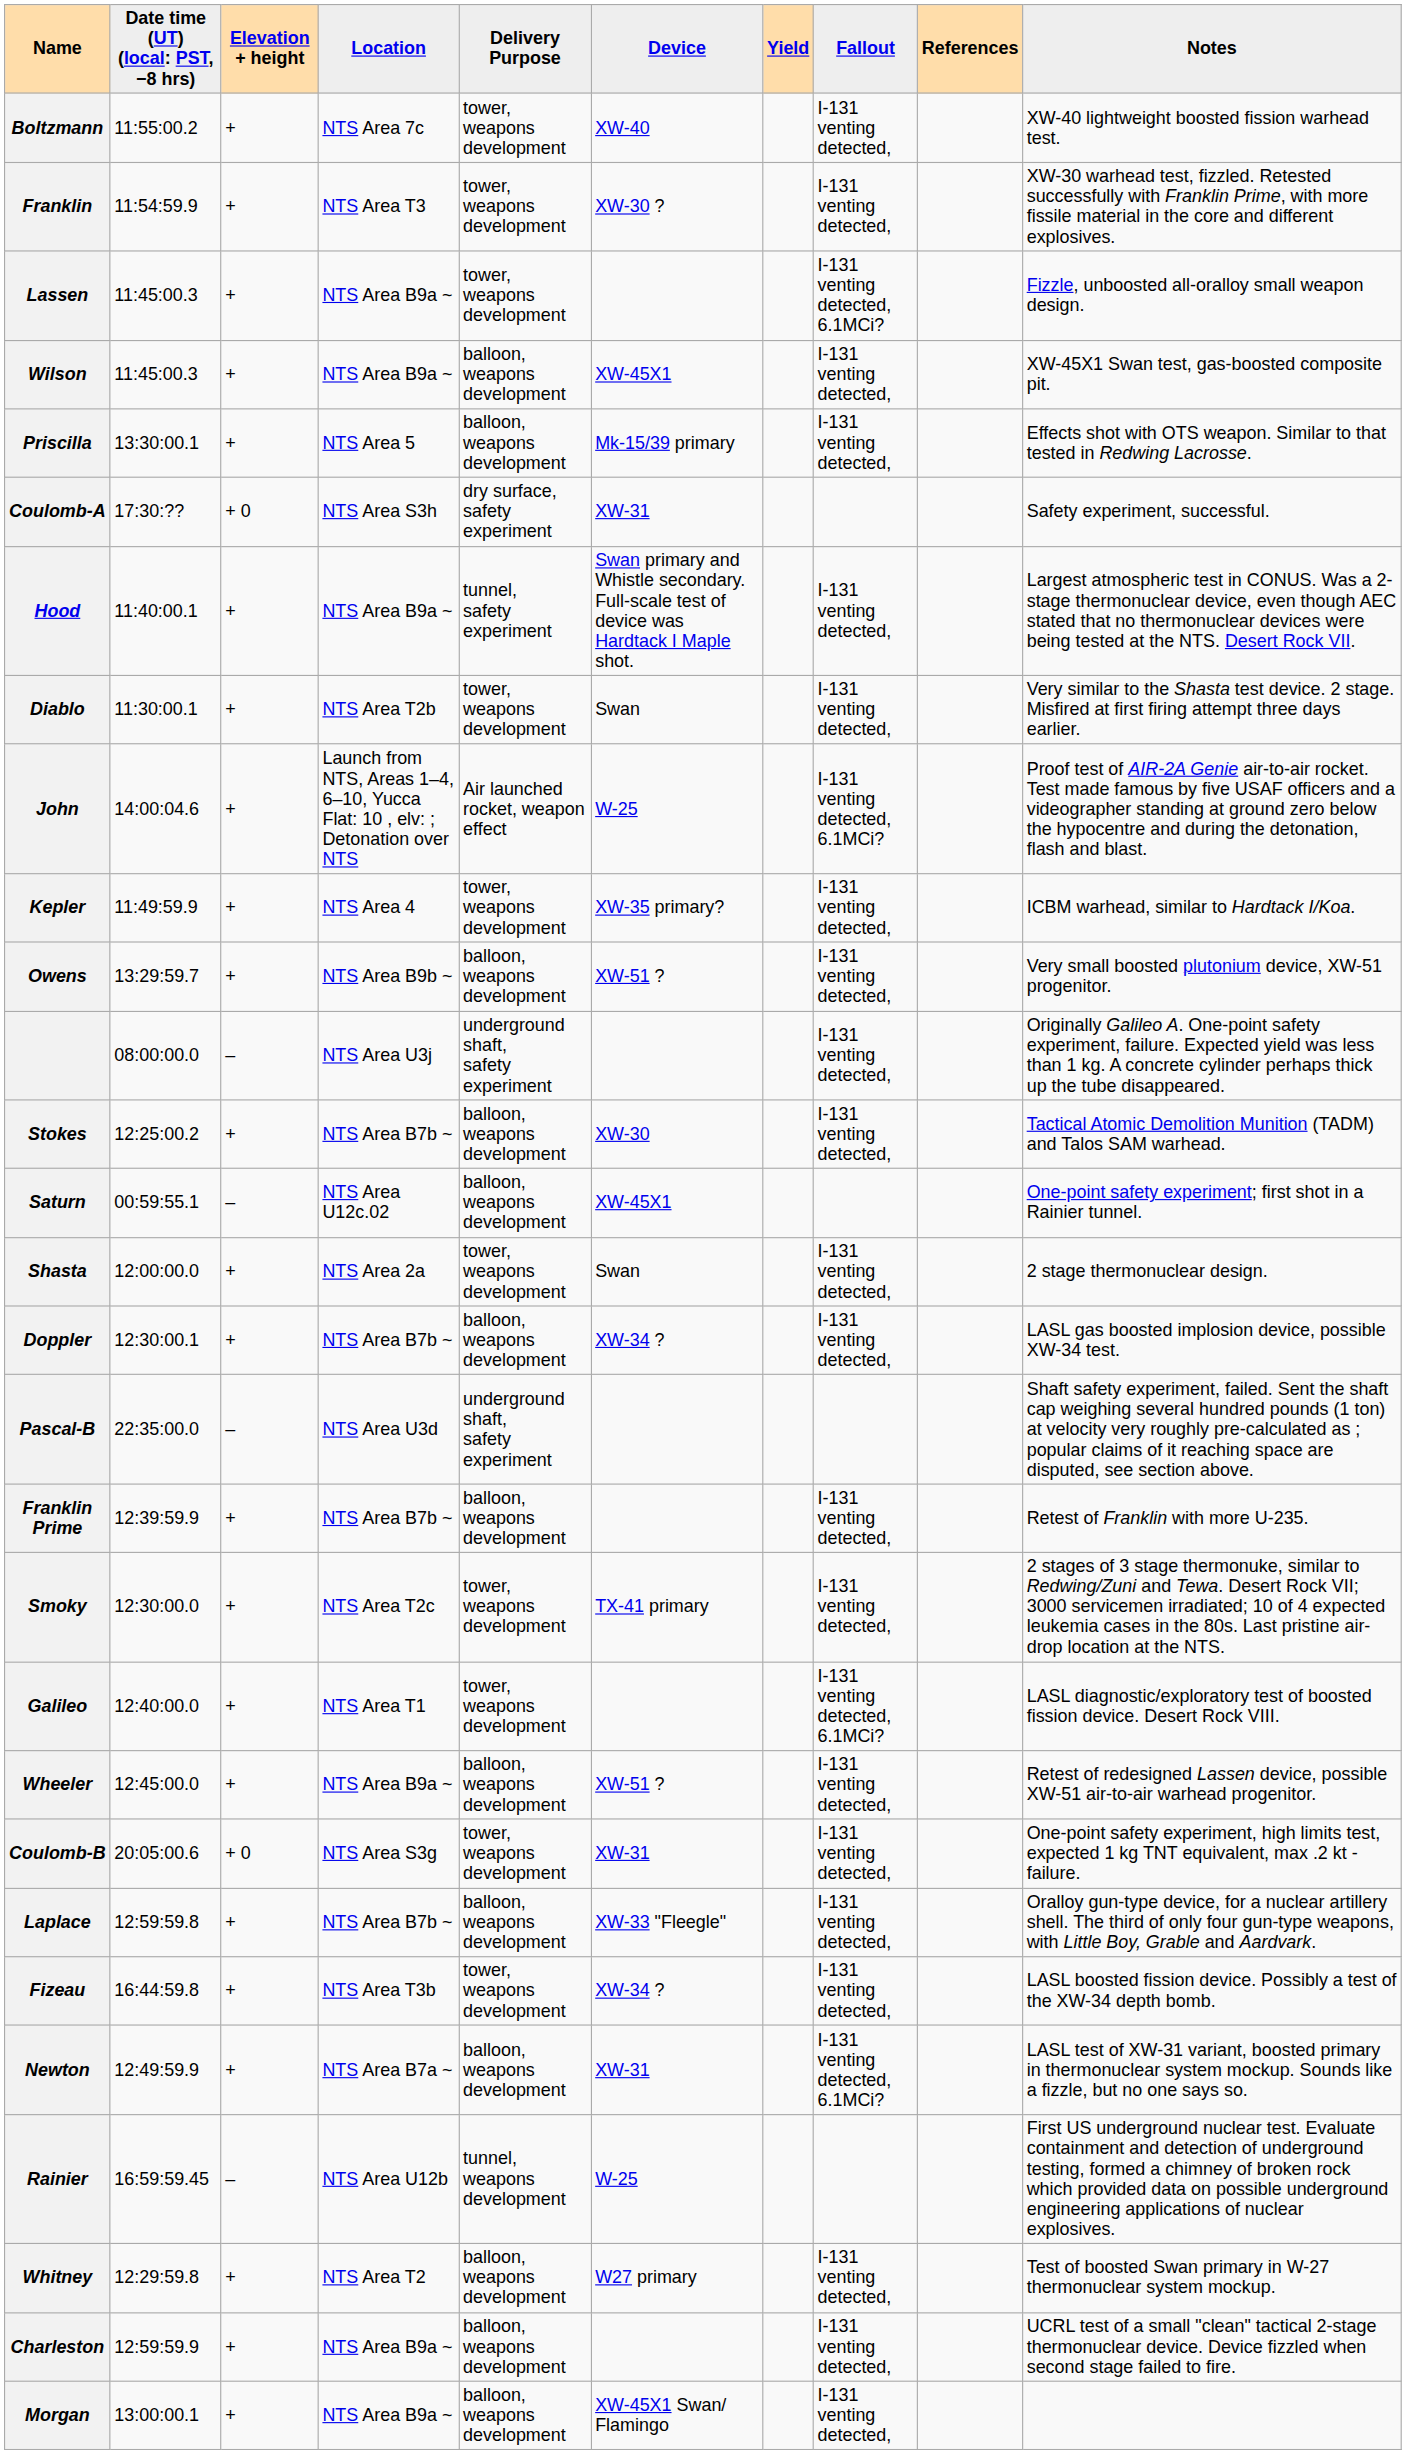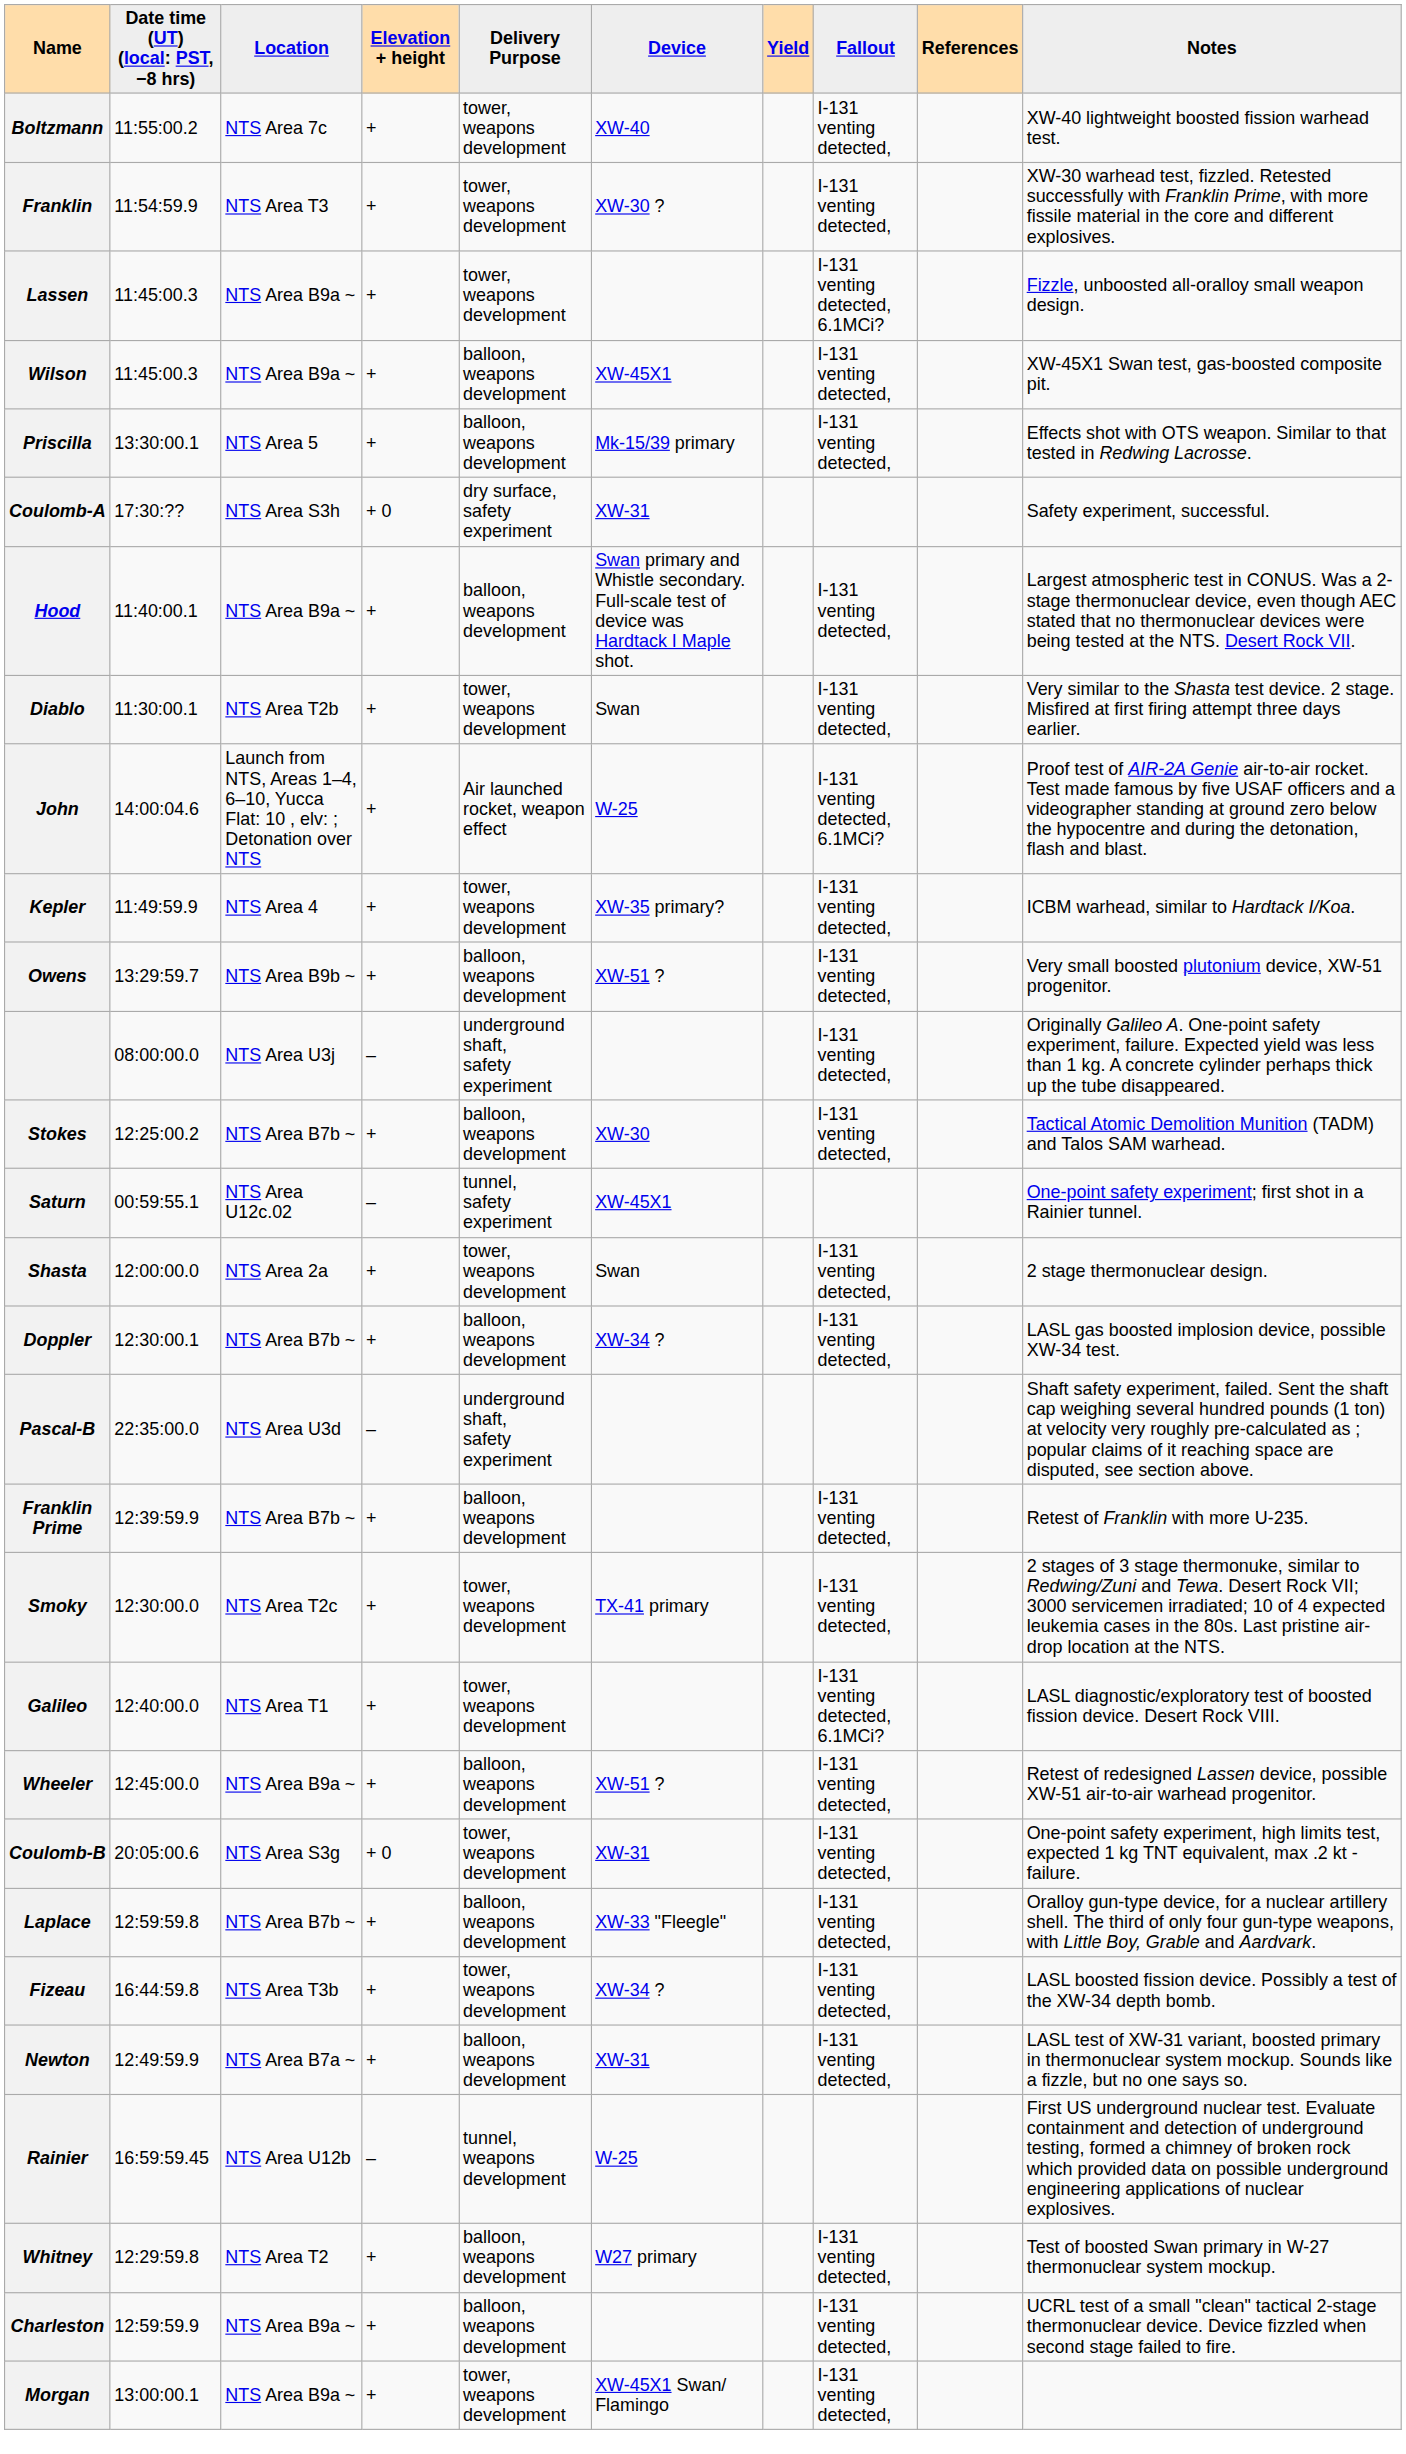columns swapped: (389, 48) <-> (270, 48)
(507, 610) tunnel, safety experiment -> (514, 610) balloon, weapons development
(514, 1202) balloon, weapons development -> (507, 1202) tunnel, safety experiment
(854, 2069) I-131 venting detected, 6.1MCi? -> (854, 2059) I-131 venting detected,
(514, 2415) balloon, weapons development -> (514, 2395) tower, weapons development
